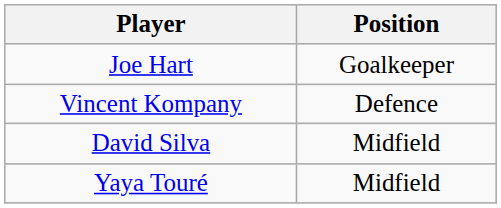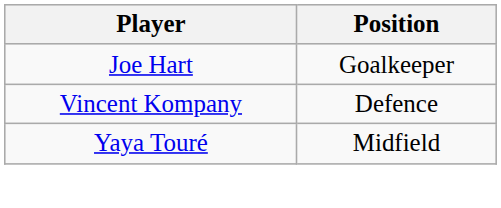- row: (151, 143)
